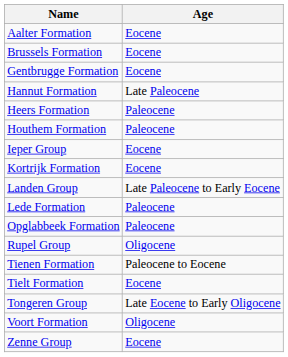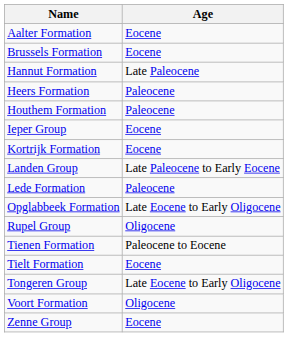- row: (63, 71)
(150, 226) Paleocene -> (203, 206) Late Eocene to Early Oligocene
